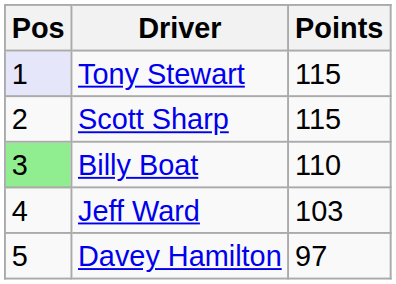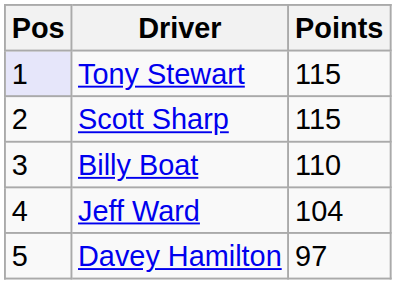(20, 165) lightgreen background -> (20, 165) no background
(319, 211) 103 -> (319, 211) 104
